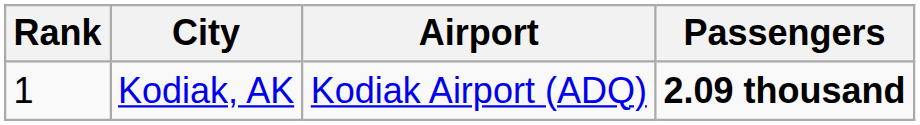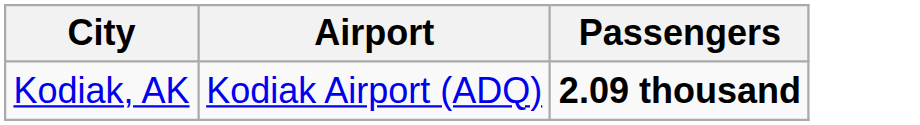- column: (57, 33)
